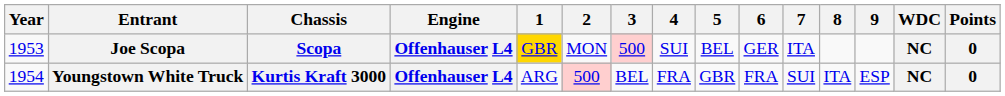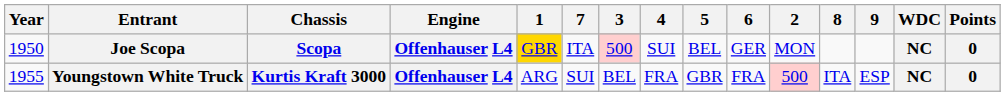columns swapped: (587, 19) <-> (801, 19)
(26, 48) 1953 -> (26, 48) 1950
(26, 77) 1954 -> (26, 77) 1955
